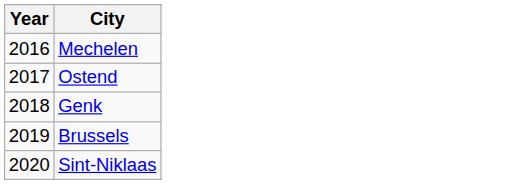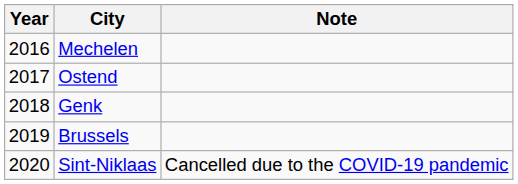+ column: (337, 19)
